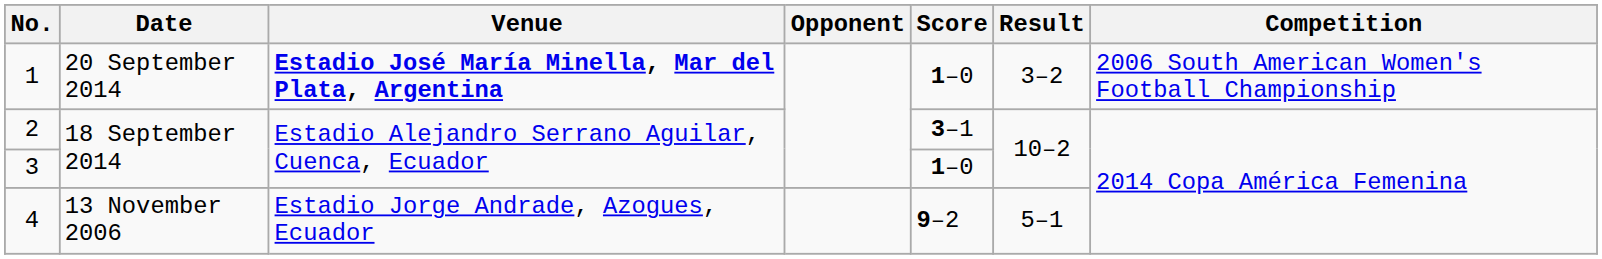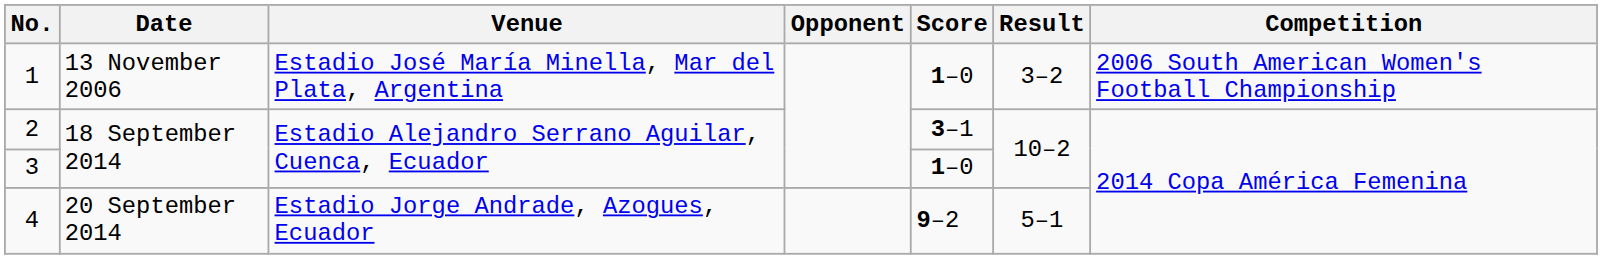(150, 77) 20 September 2014 -> (143, 77) 13 November 2006
(524, 77) bold -> (524, 77) normal
(143, 221) 13 November 2006 -> (150, 221) 20 September 2014
